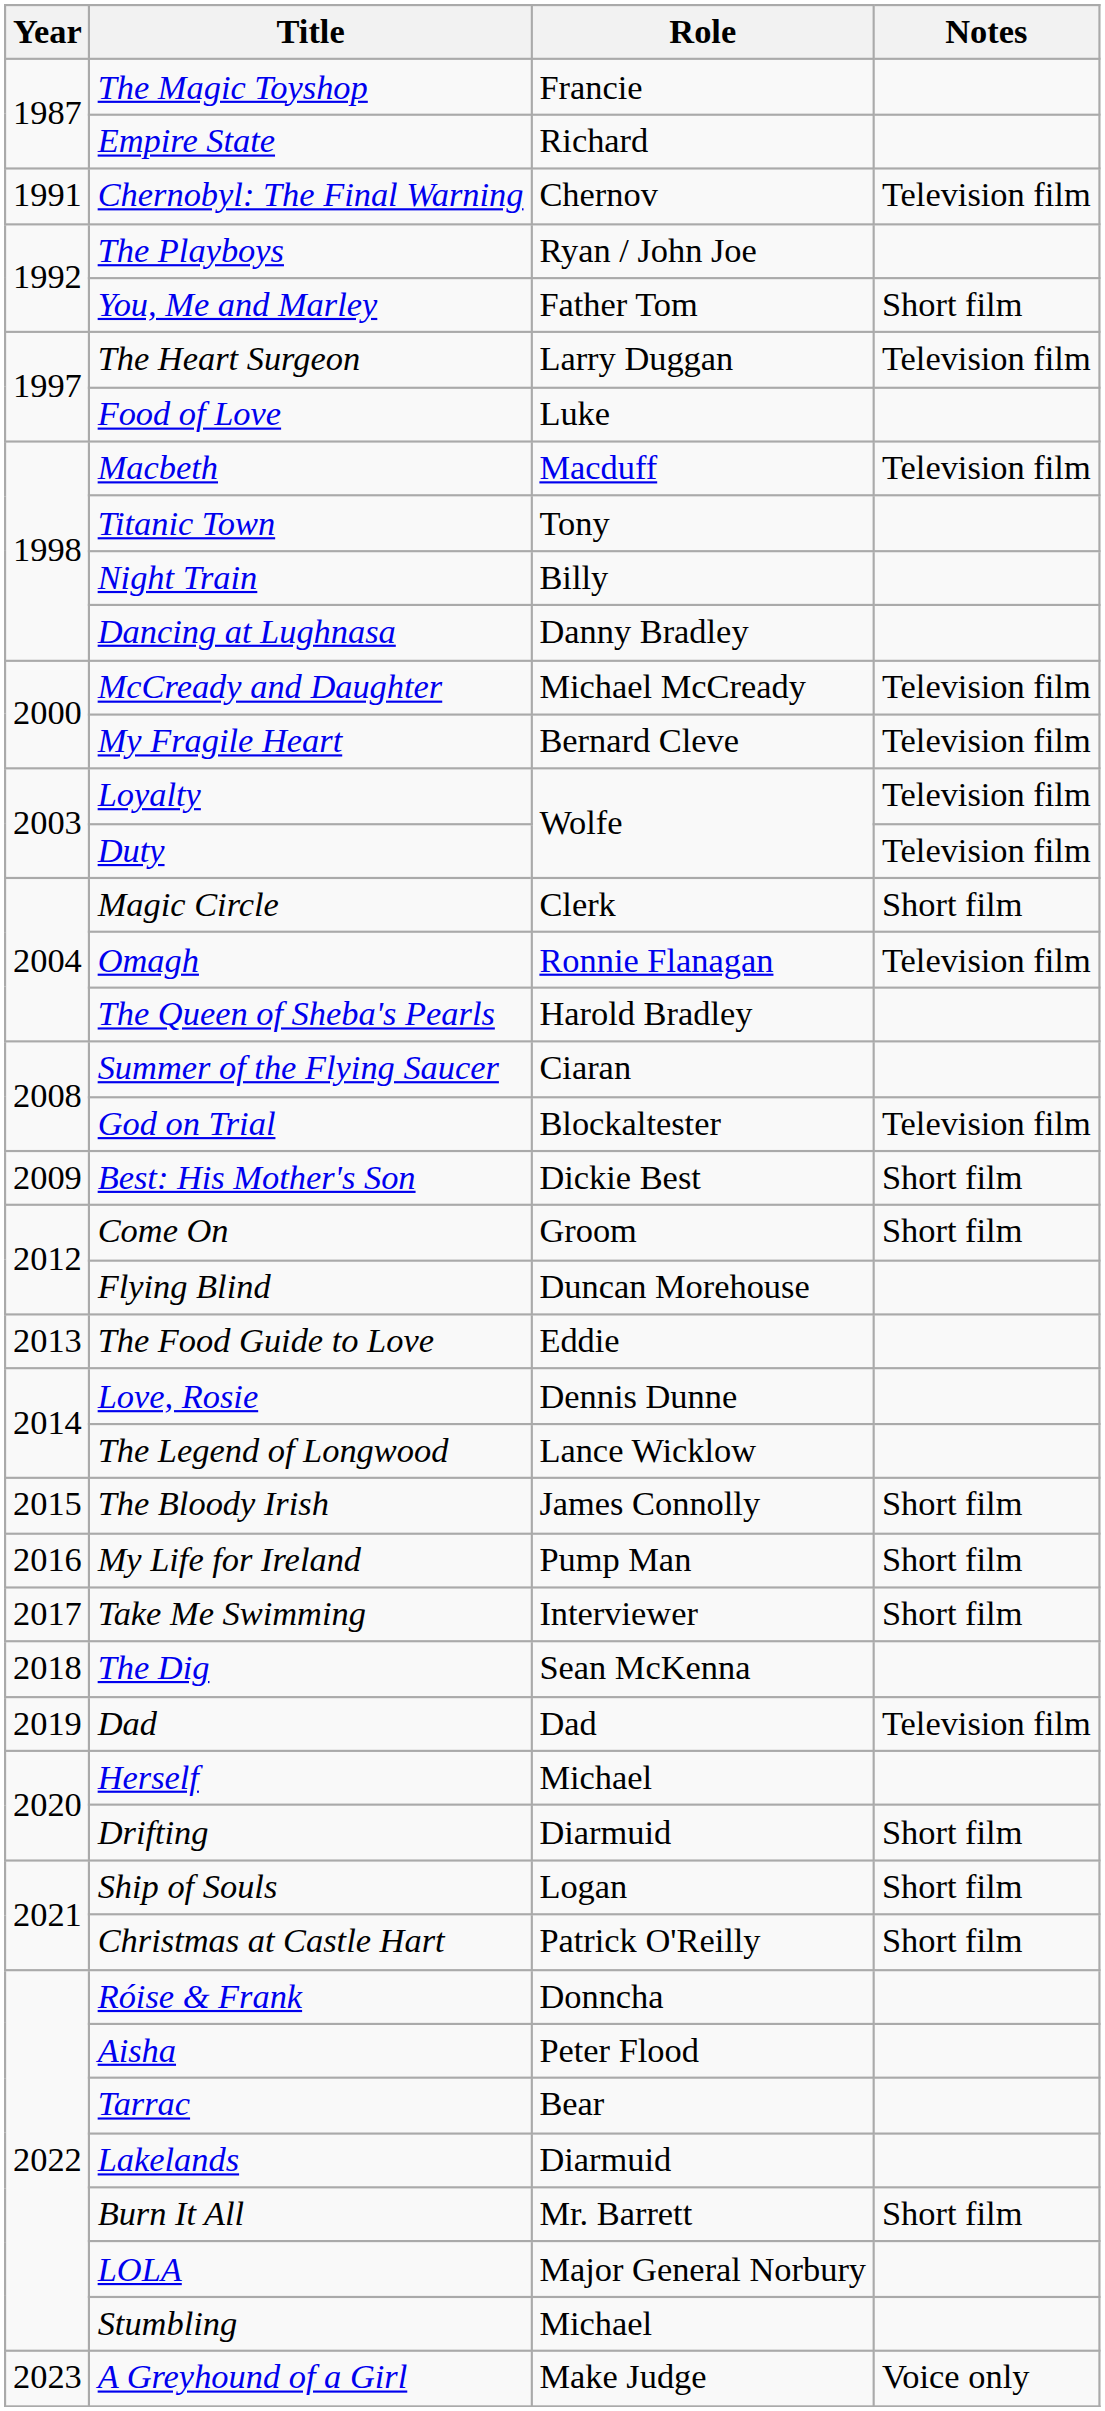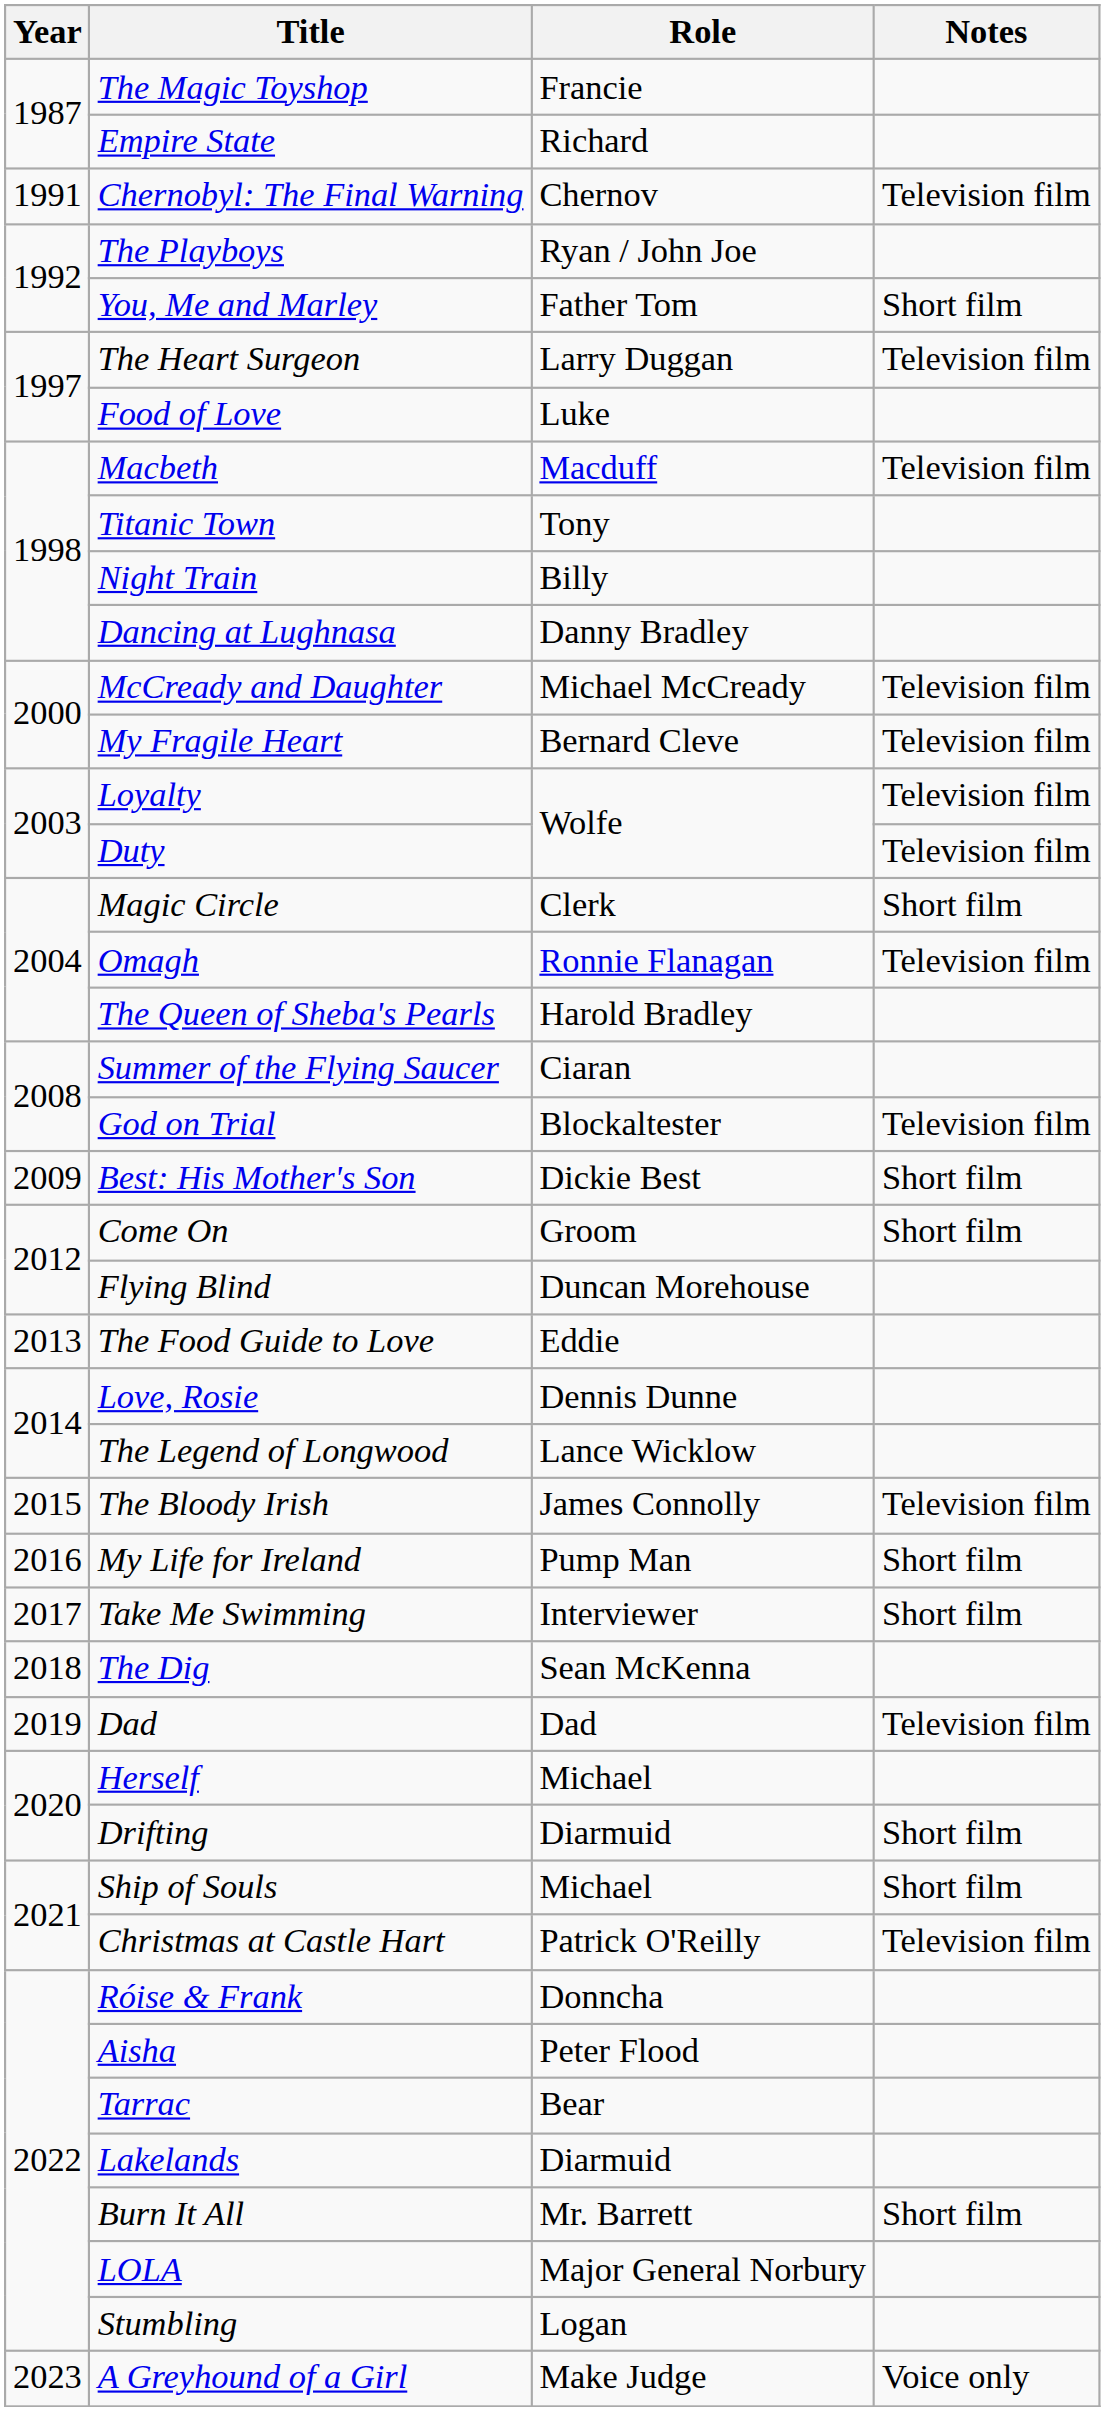(952, 1504) Short film -> (986, 1504) Television film
(583, 1886) Logan -> (596, 1886) Michael
(952, 1941) Short film -> (986, 1941) Television film
(596, 2323) Michael -> (583, 2323) Logan
